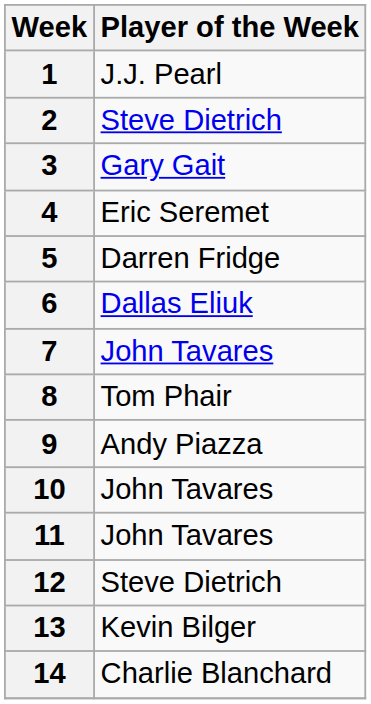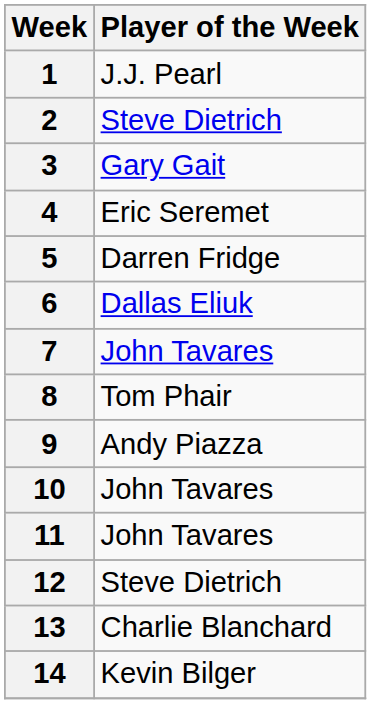(178, 627) Kevin Bilger -> (216, 627) Charlie Blanchard
(216, 674) Charlie Blanchard -> (178, 674) Kevin Bilger
